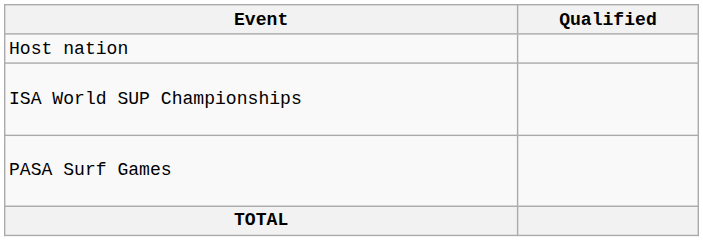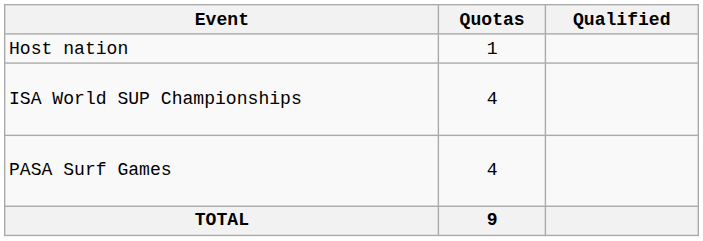+ column: (492, 19)
